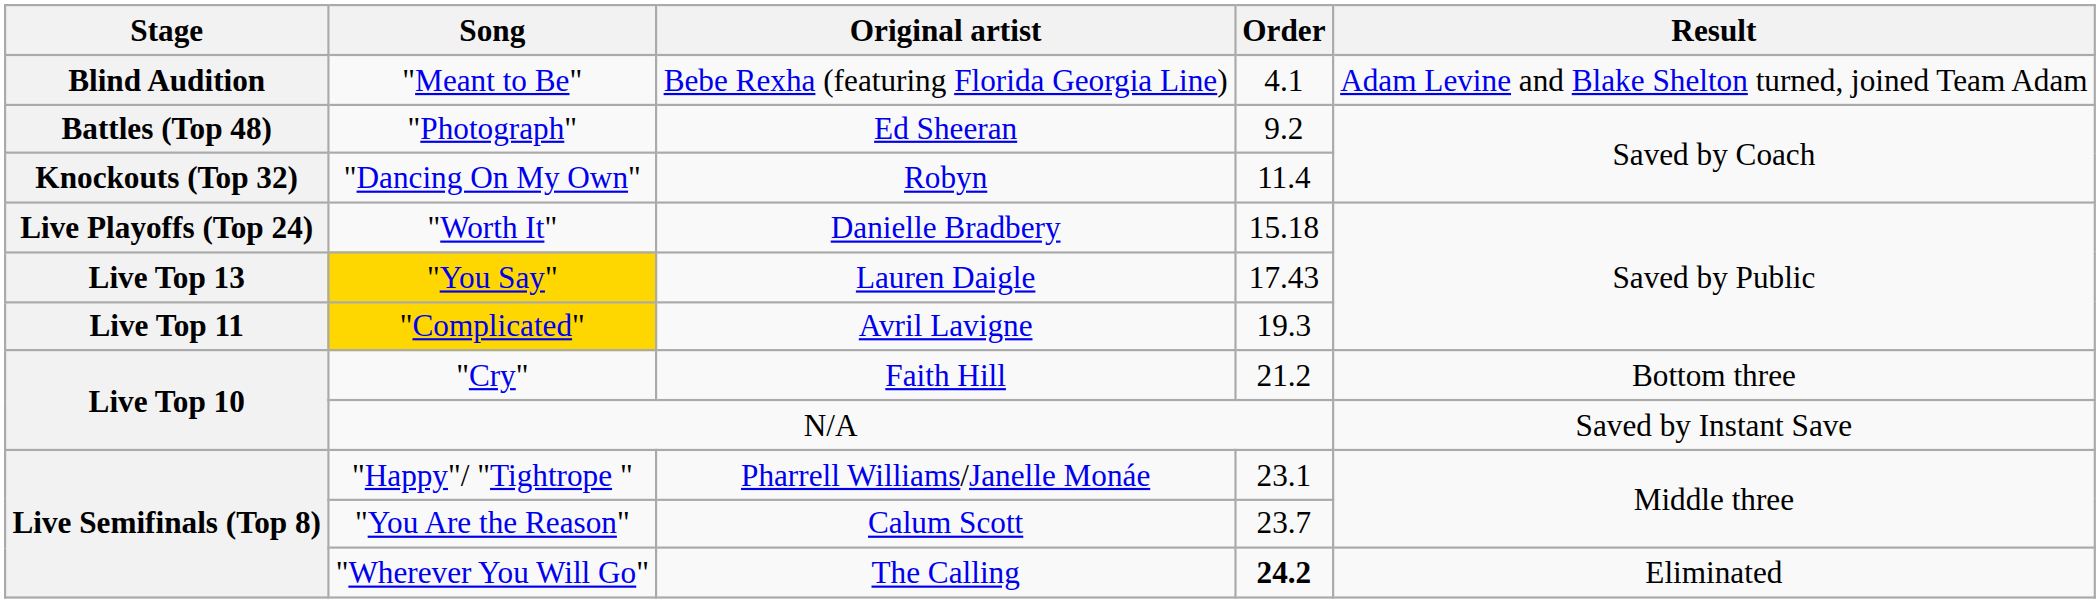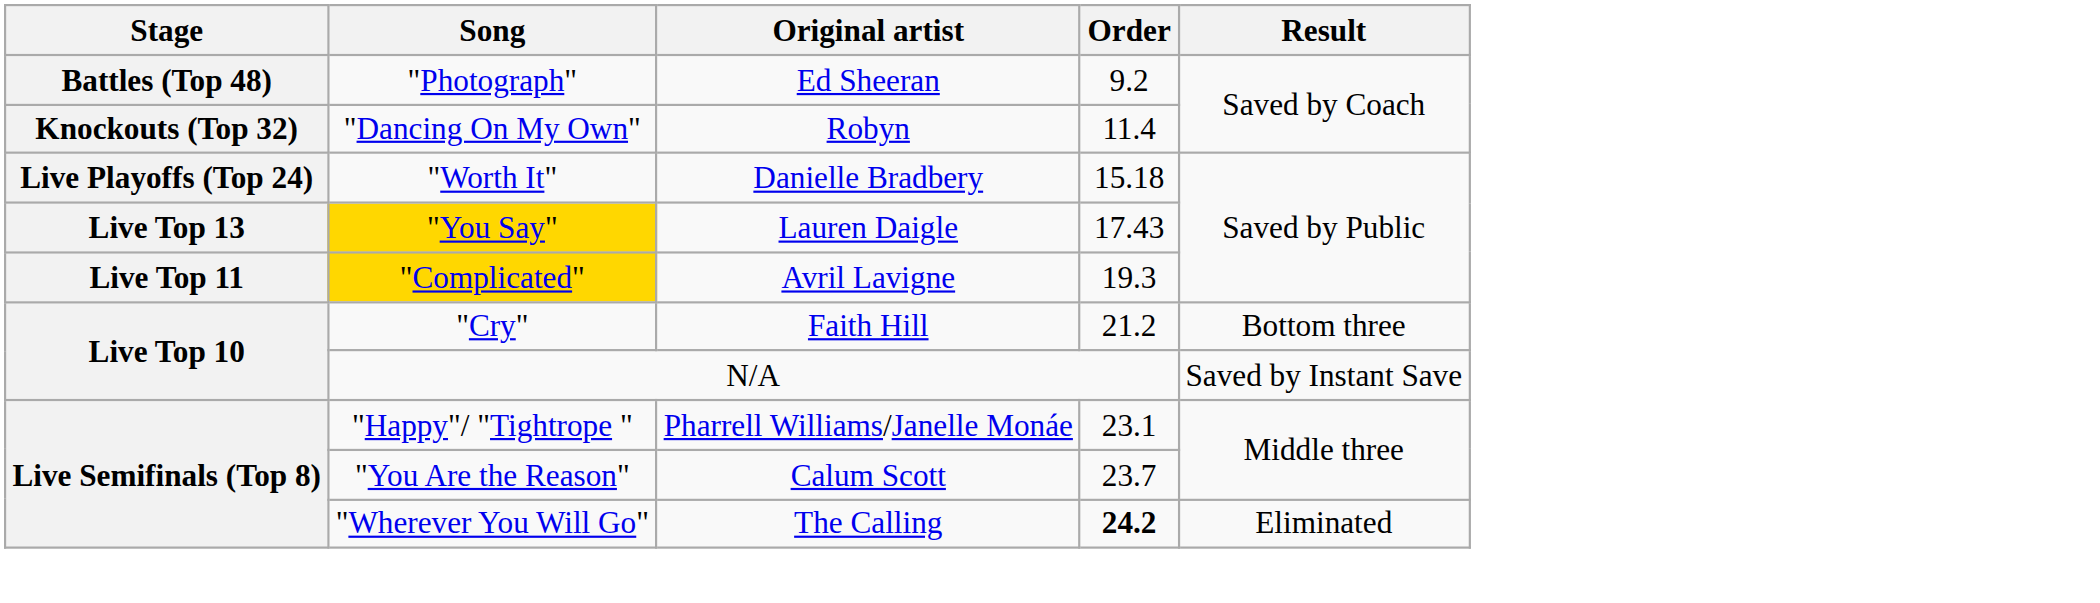- row: (492, 80)
